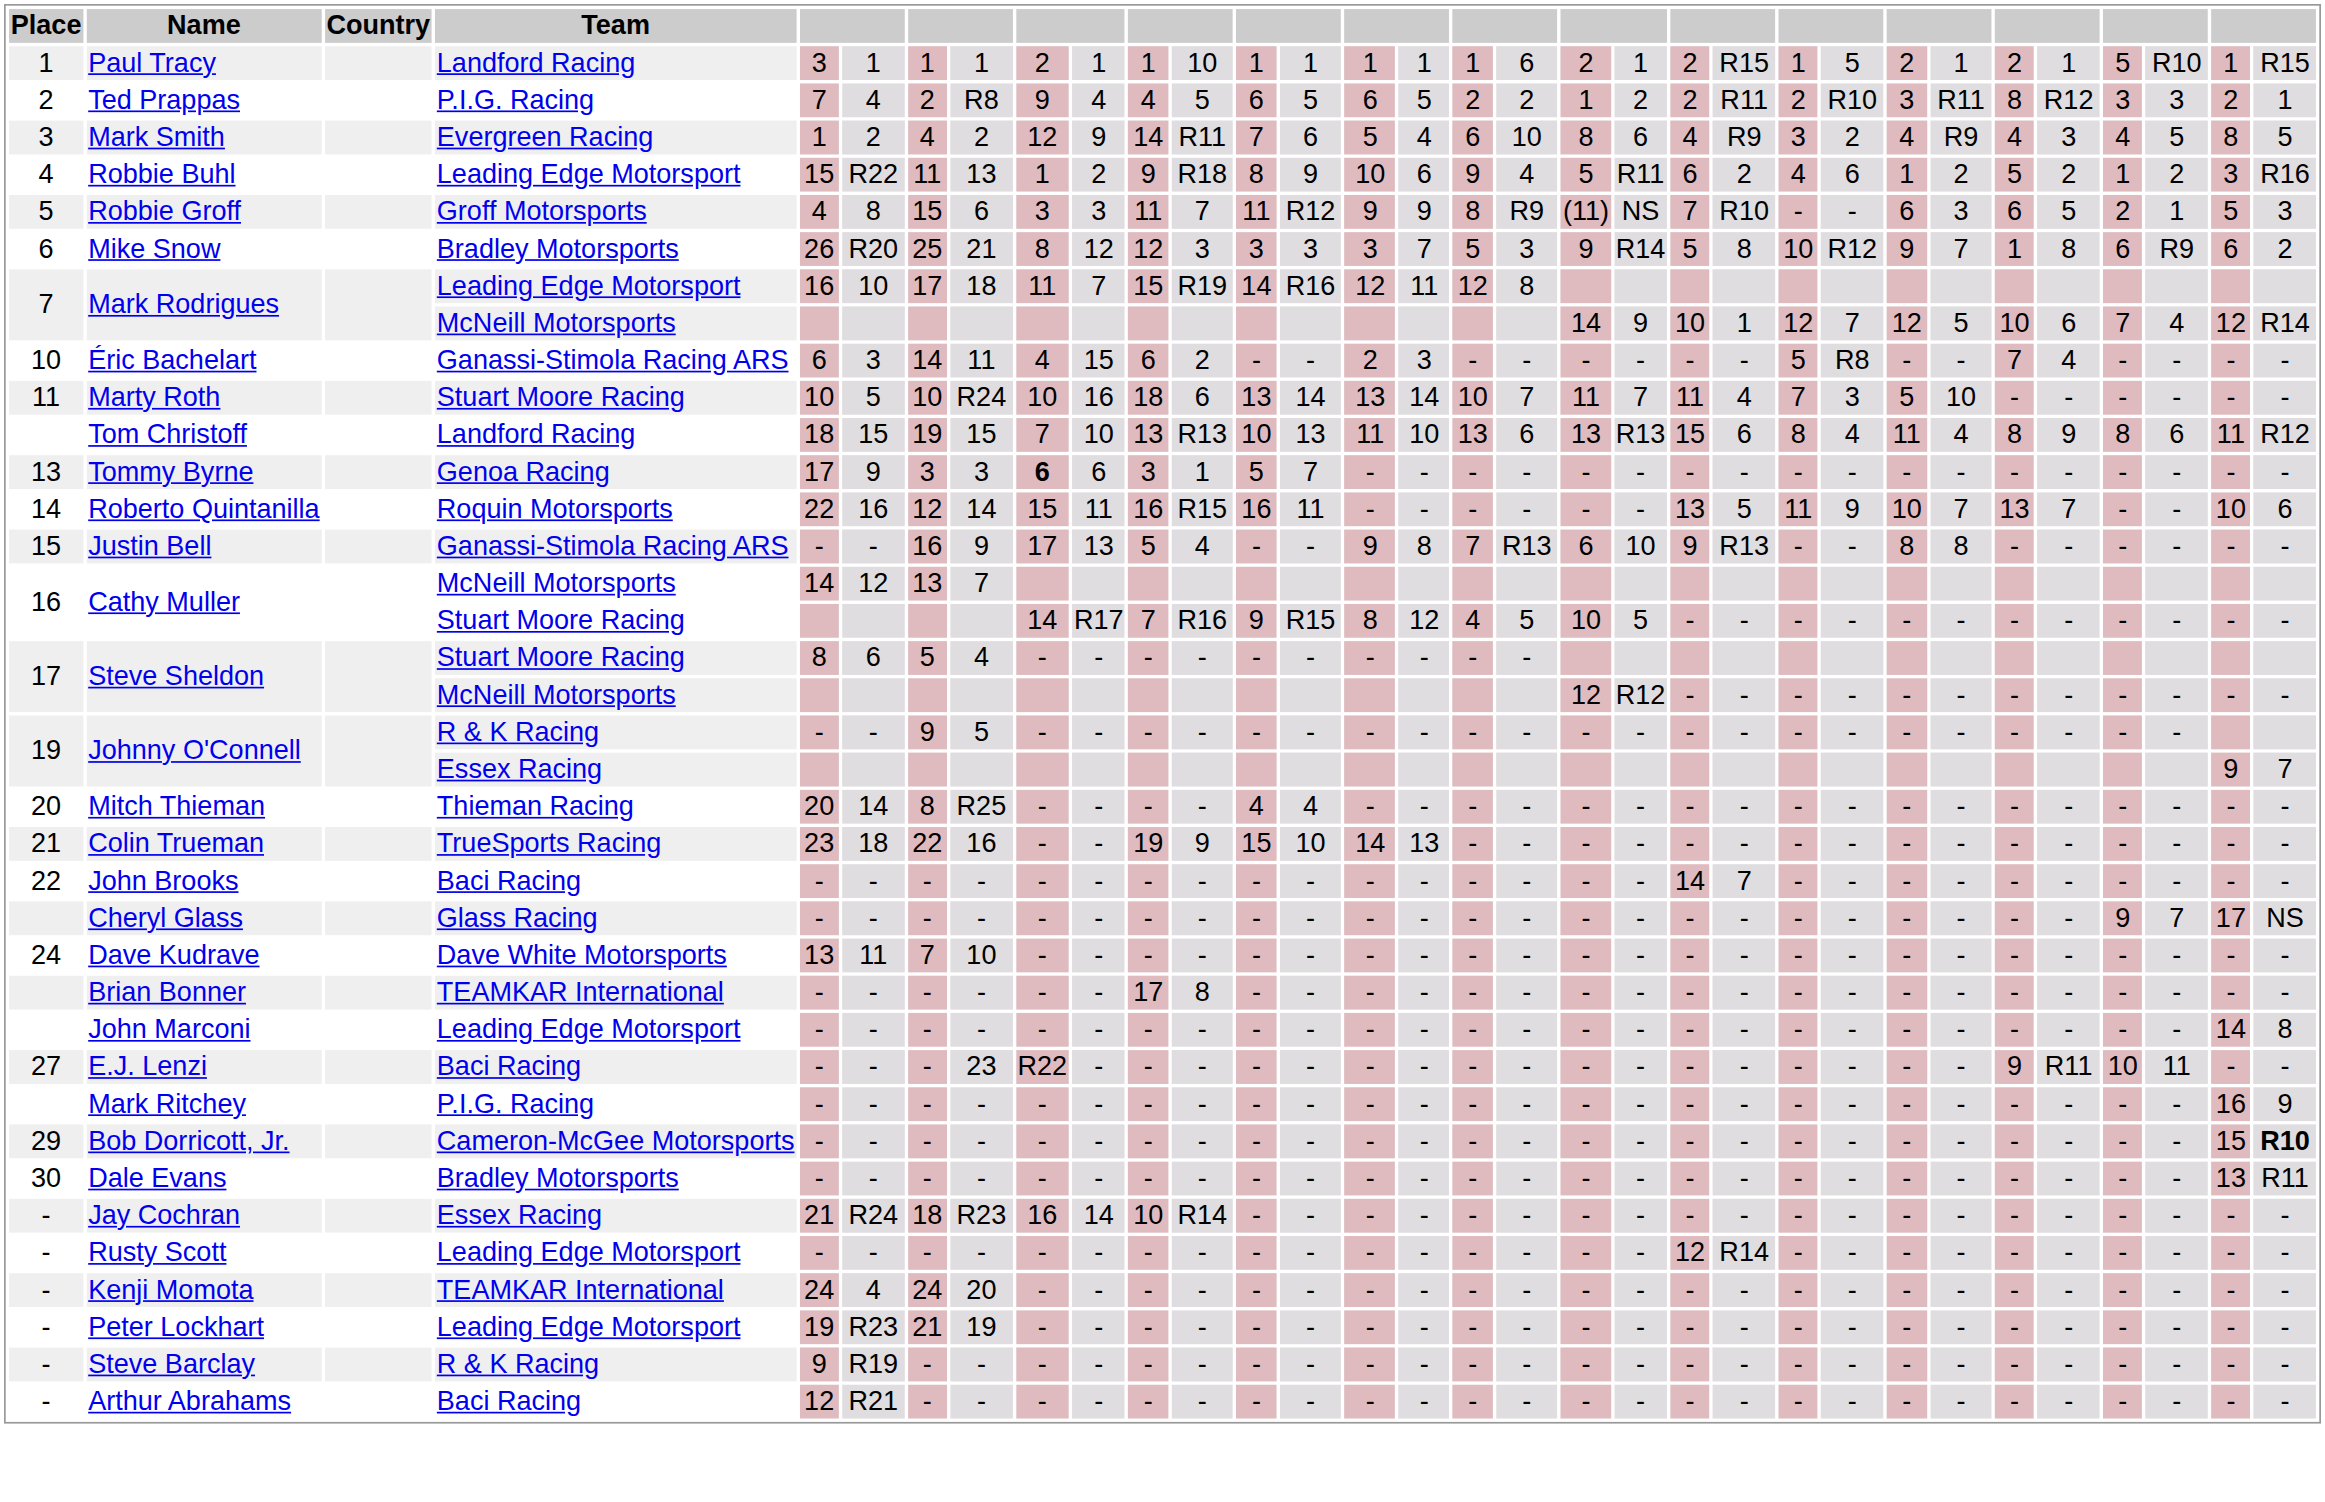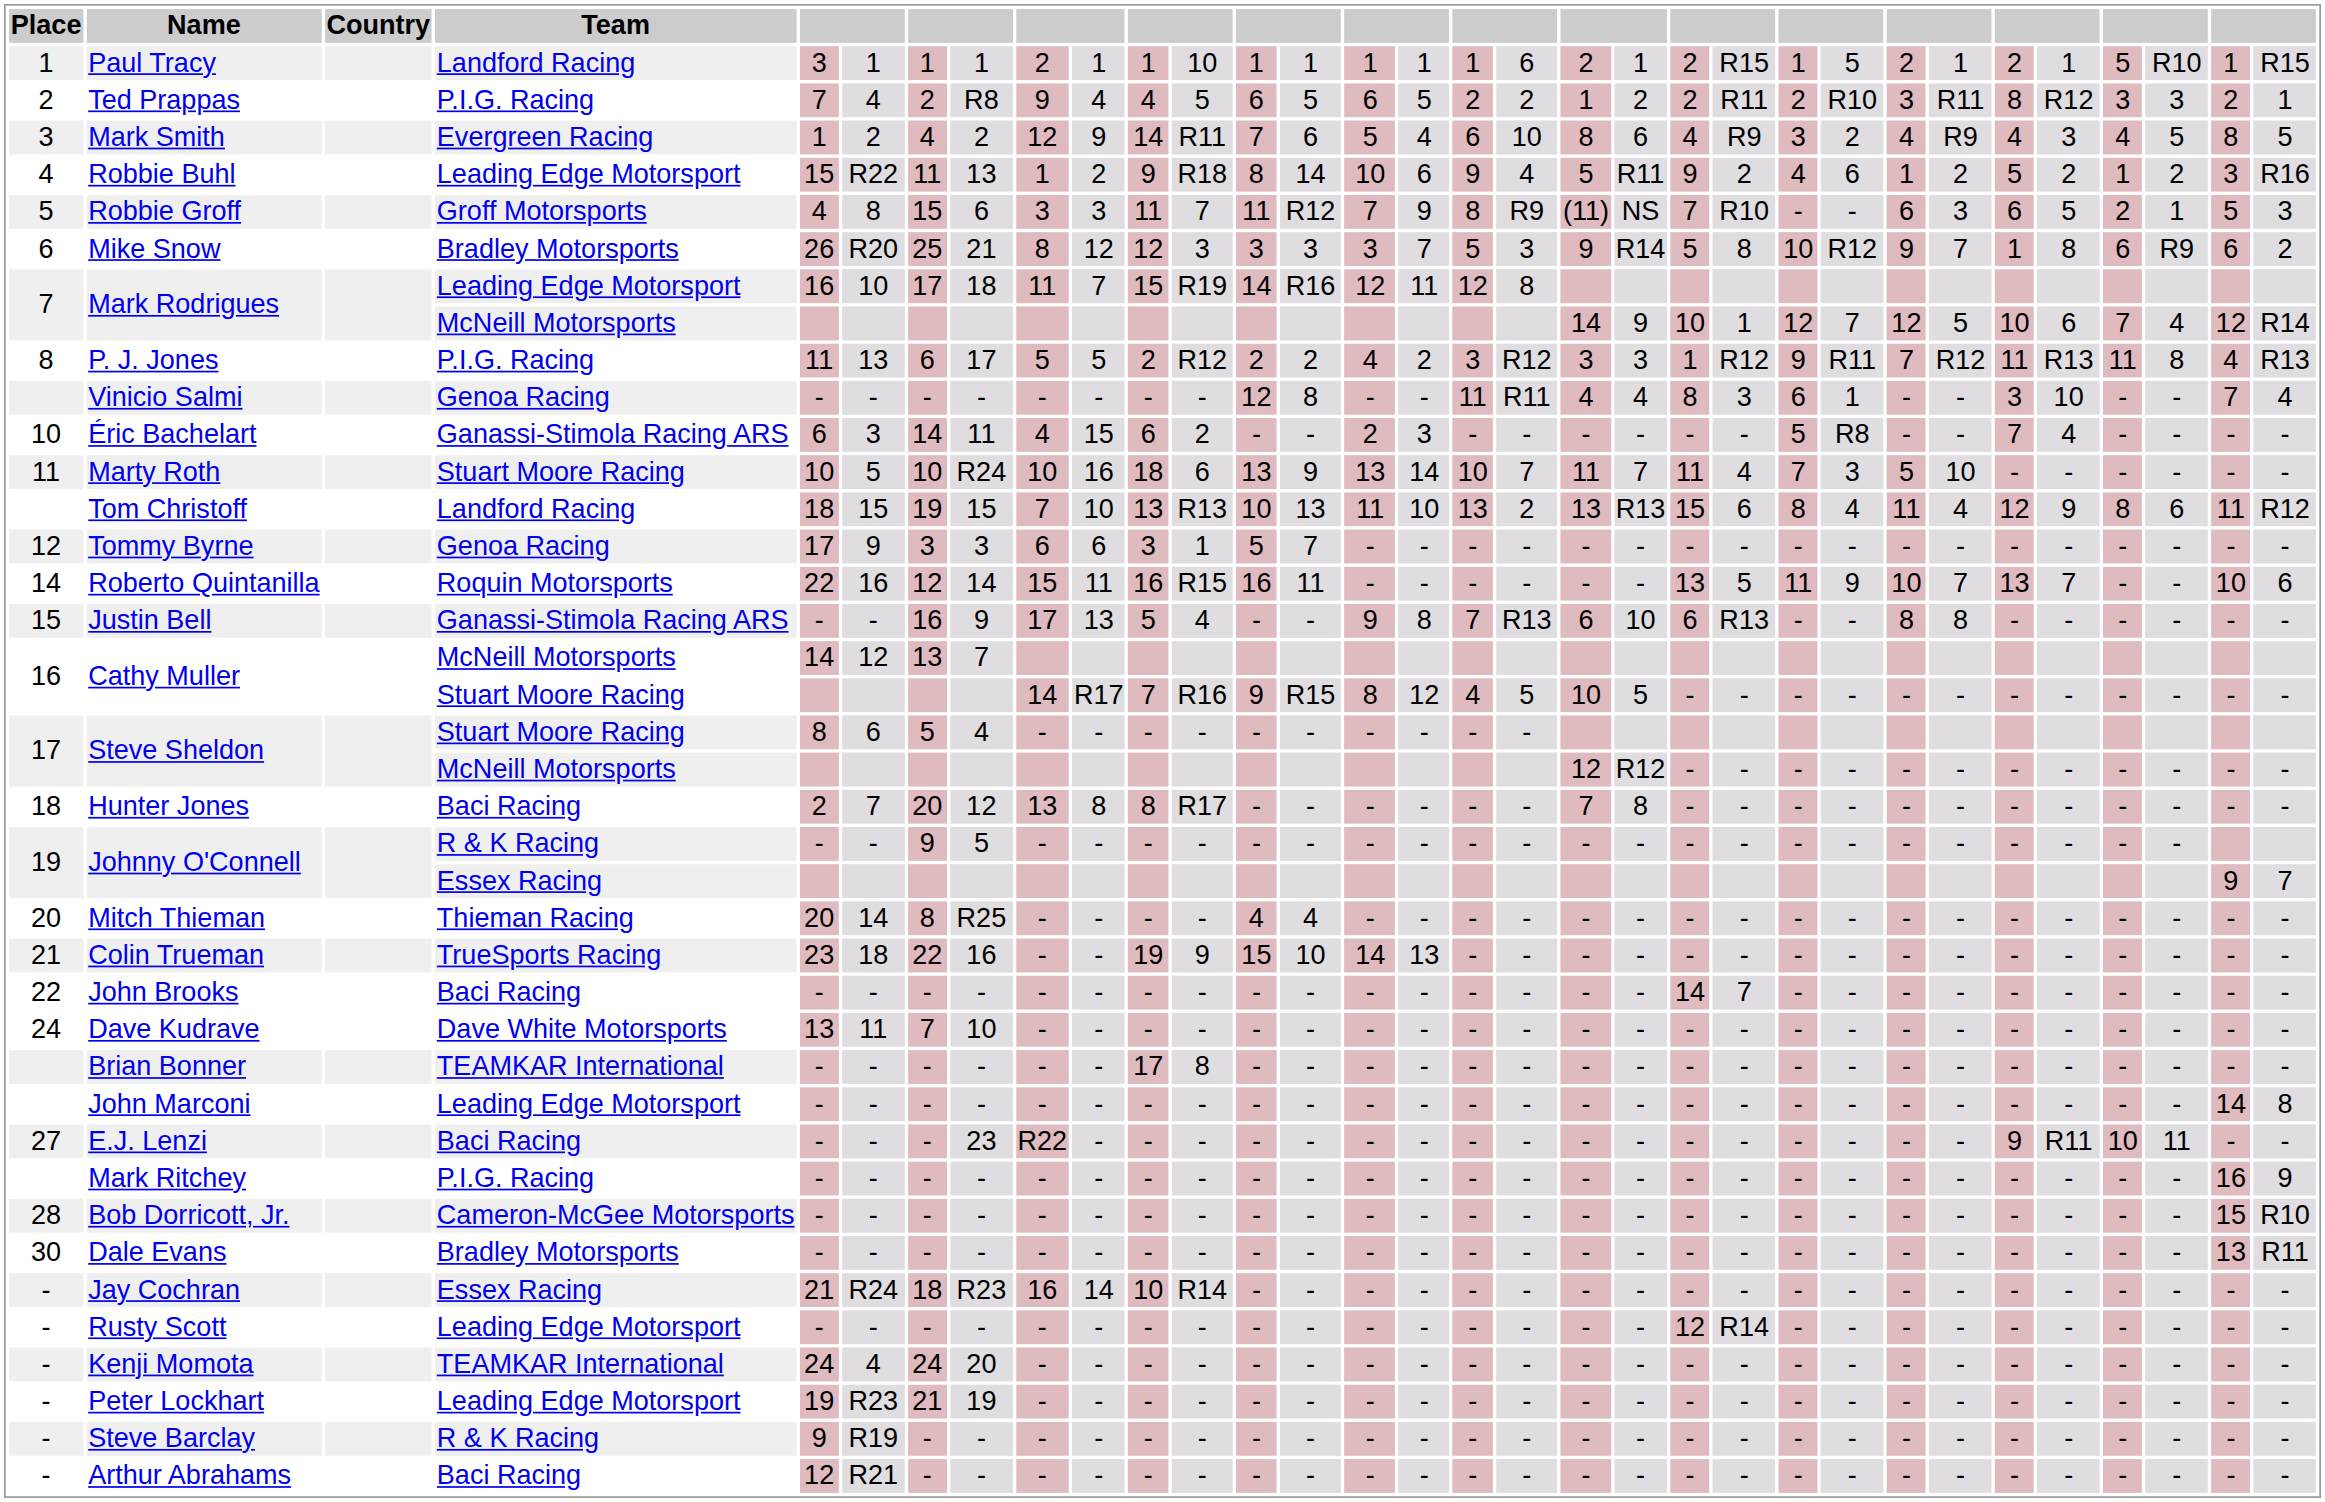(1310, 174) 9 -> (1310, 174) 14
(1690, 174) 6 -> (1690, 174) 9
(1370, 211) 9 -> (1370, 211) 7
+ row: (153, 360)
+ row: (165, 397)
(1310, 397) 14 -> (1310, 471) 9
(1527, 434) 6 -> (1527, 508) 2
(2015, 434) 8 -> (2015, 508) 12
(46, 471) 13 -> (46, 546) 12
(1042, 471) bold -> (1042, 546) normal
(1690, 546) 9 -> (1690, 620) 6
+ row: (169, 806)
- row: (166, 917)
(46, 1141) 29 -> (46, 1215) 28
(2285, 1141) bold -> (2285, 1215) normal
